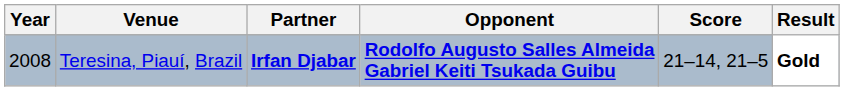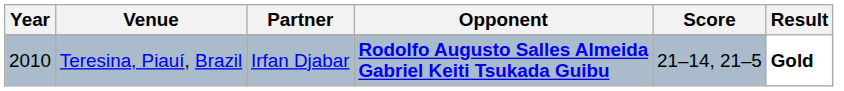(30, 60) 2008 -> (30, 60) 2010
(303, 60) bold -> (300, 60) normal
